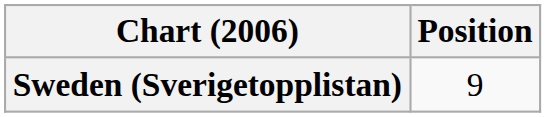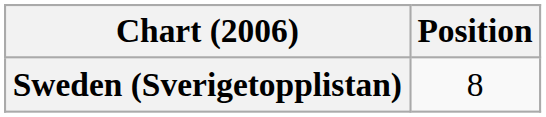(475, 84) 9 -> (475, 84) 8
